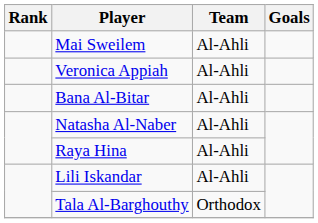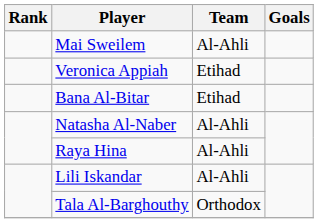(223, 71) Al-Ahli -> (218, 71) Etihad
(223, 97) Al-Ahli -> (218, 97) Etihad
